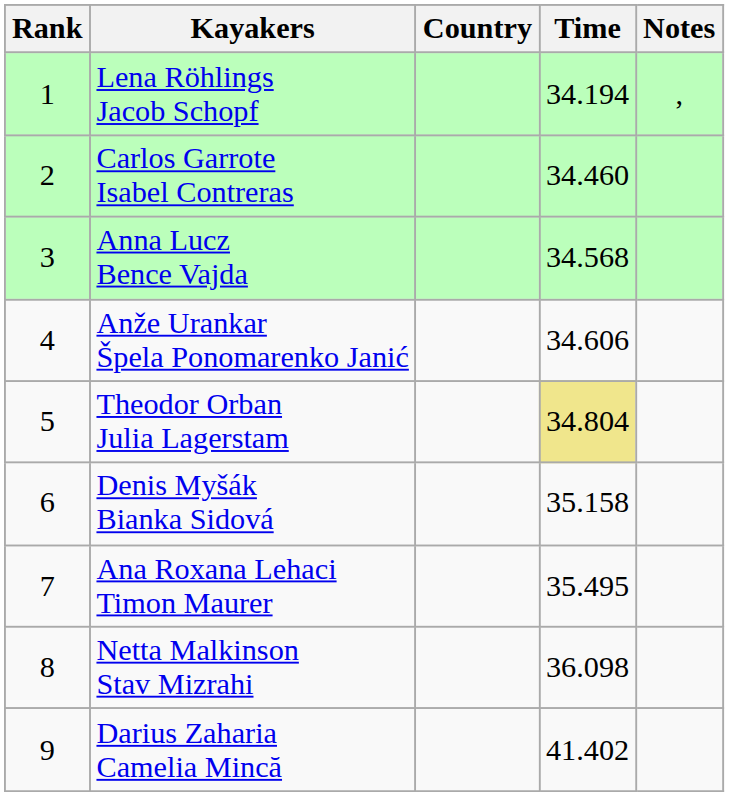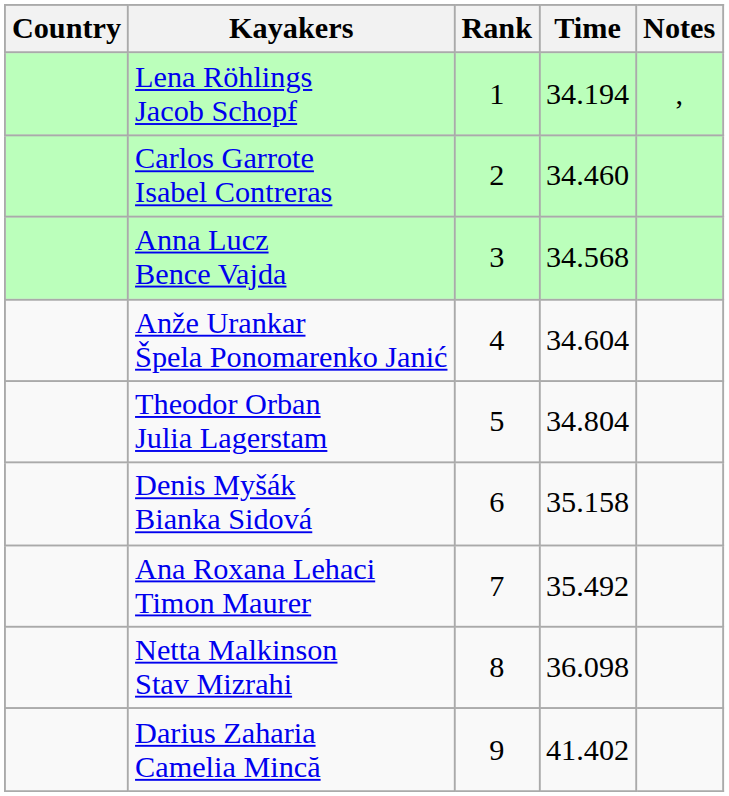columns swapped: (47, 28) <-> (477, 28)
(588, 339) 34.606 -> (588, 339) 34.604
(588, 421) khaki background -> (588, 421) no background
(588, 585) 35.495 -> (588, 585) 35.492
